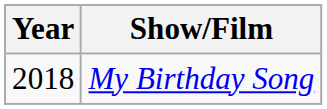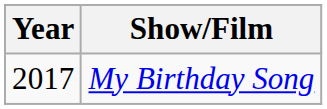(43, 78) 2018 -> (43, 78) 2017
